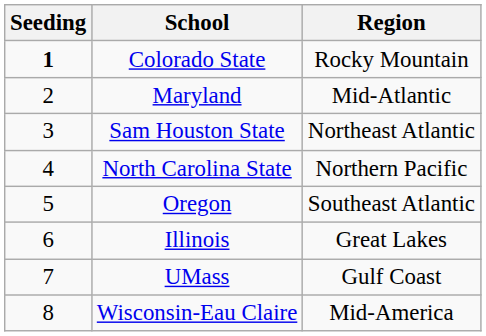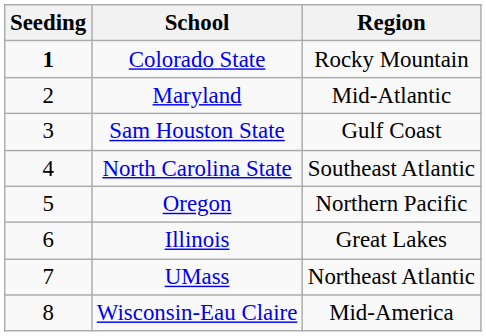(391, 131) Northeast Atlantic -> (391, 131) Gulf Coast
(391, 167) Northern Pacific -> (391, 167) Southeast Atlantic
(391, 204) Southeast Atlantic -> (391, 204) Northern Pacific
(391, 276) Gulf Coast -> (391, 276) Northeast Atlantic
